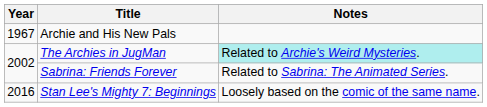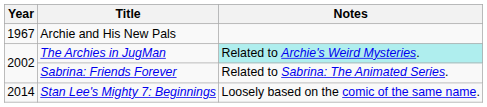(21, 92) 2016 -> (21, 92) 2014
